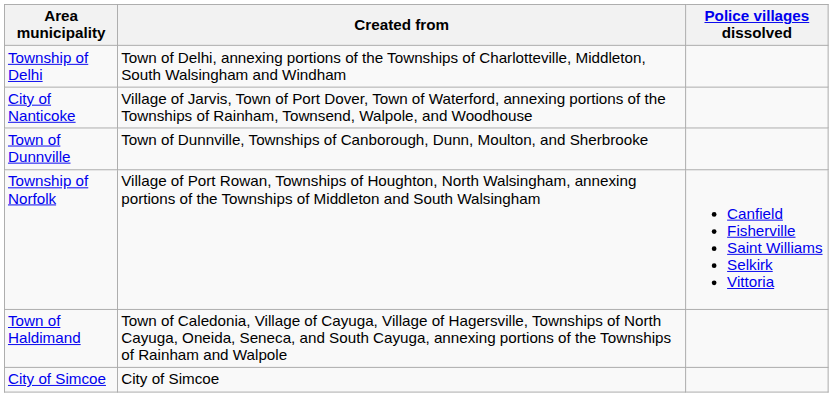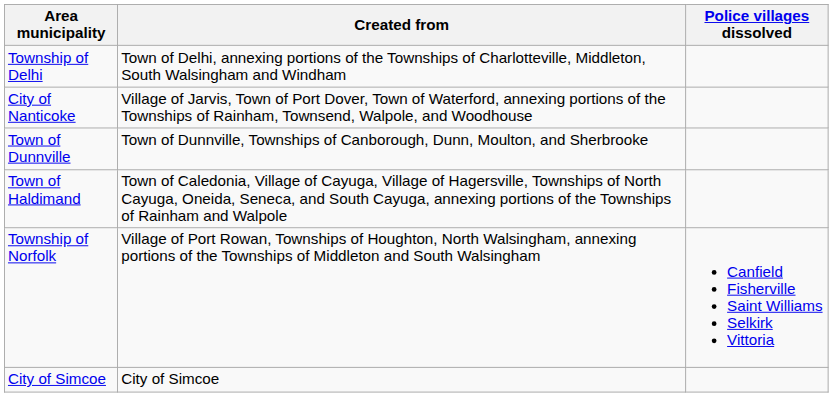rows swapped: (44, 329) <-> (48, 189)
